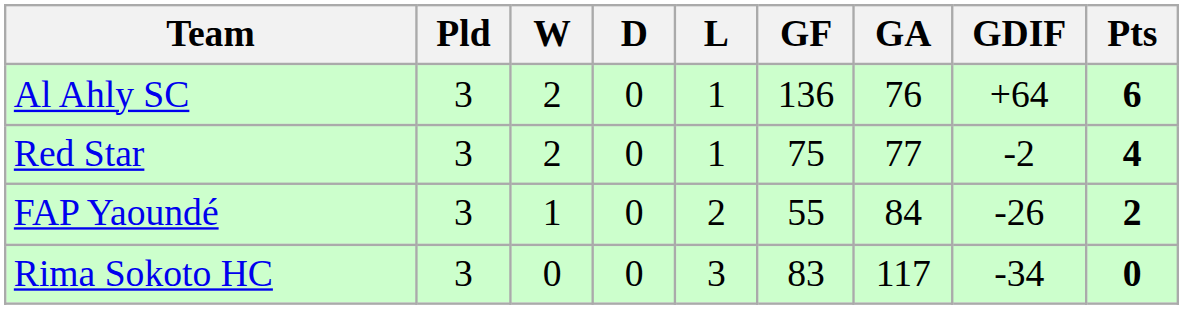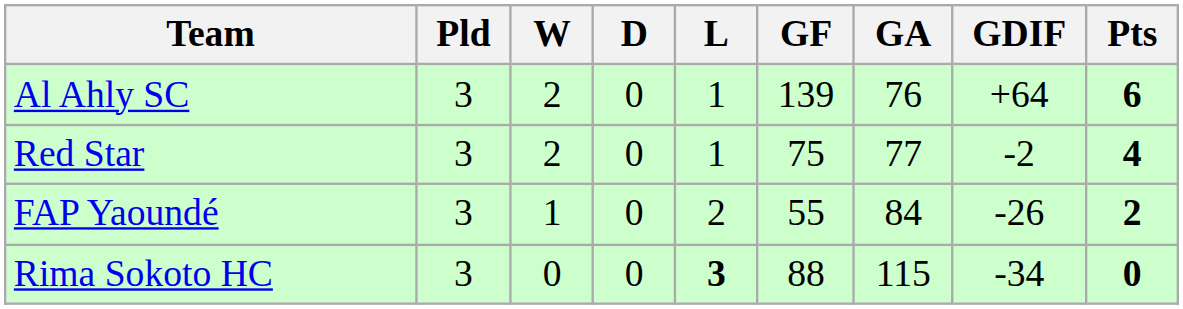(806, 93) 136 -> (806, 93) 139
(716, 272) normal -> (716, 272) bold
(806, 272) 83 -> (806, 272) 88
(903, 272) 117 -> (903, 272) 115
